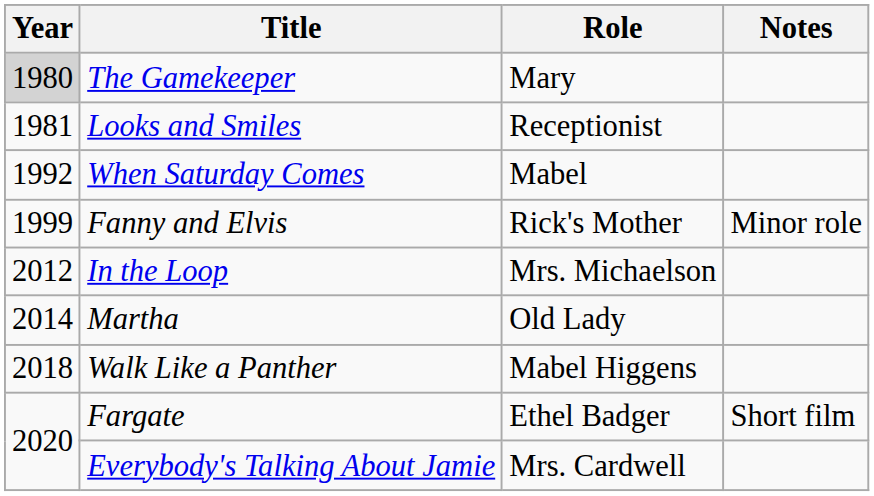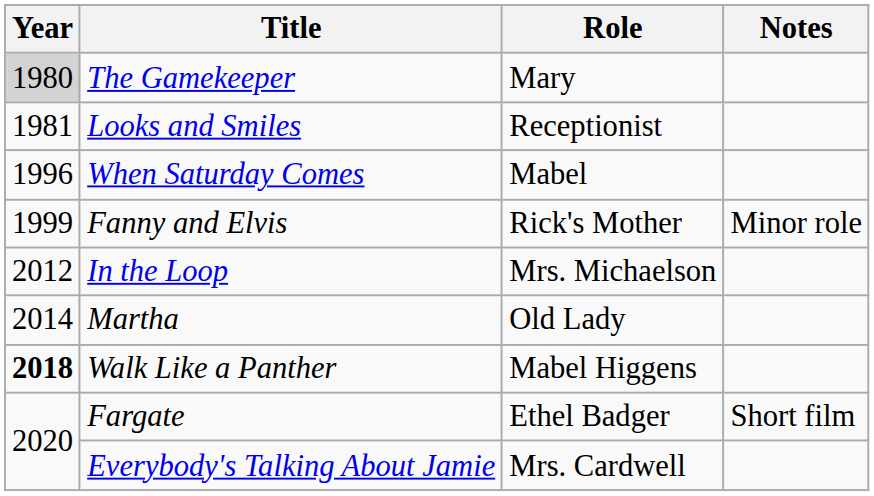(43, 174) 1992 -> (43, 174) 1996
(43, 367) normal -> (43, 367) bold
